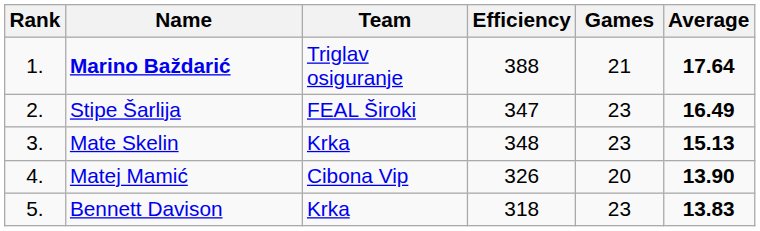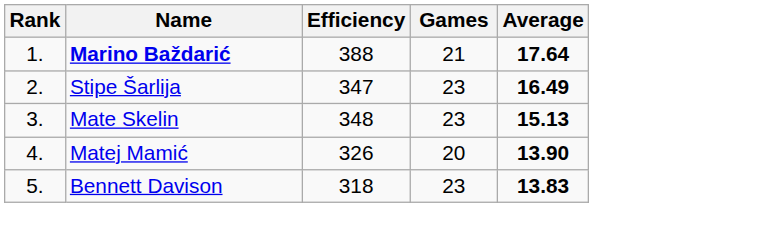- column: (385, 20)
